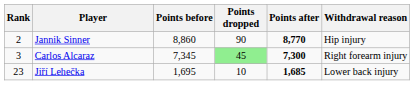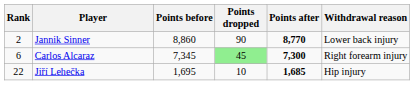(345, 39) Hip injury -> (361, 39) Lower back injury
(18, 55) 3 -> (18, 55) 6
(18, 71) 23 -> (18, 71) 22
(361, 71) Lower back injury -> (345, 71) Hip injury
